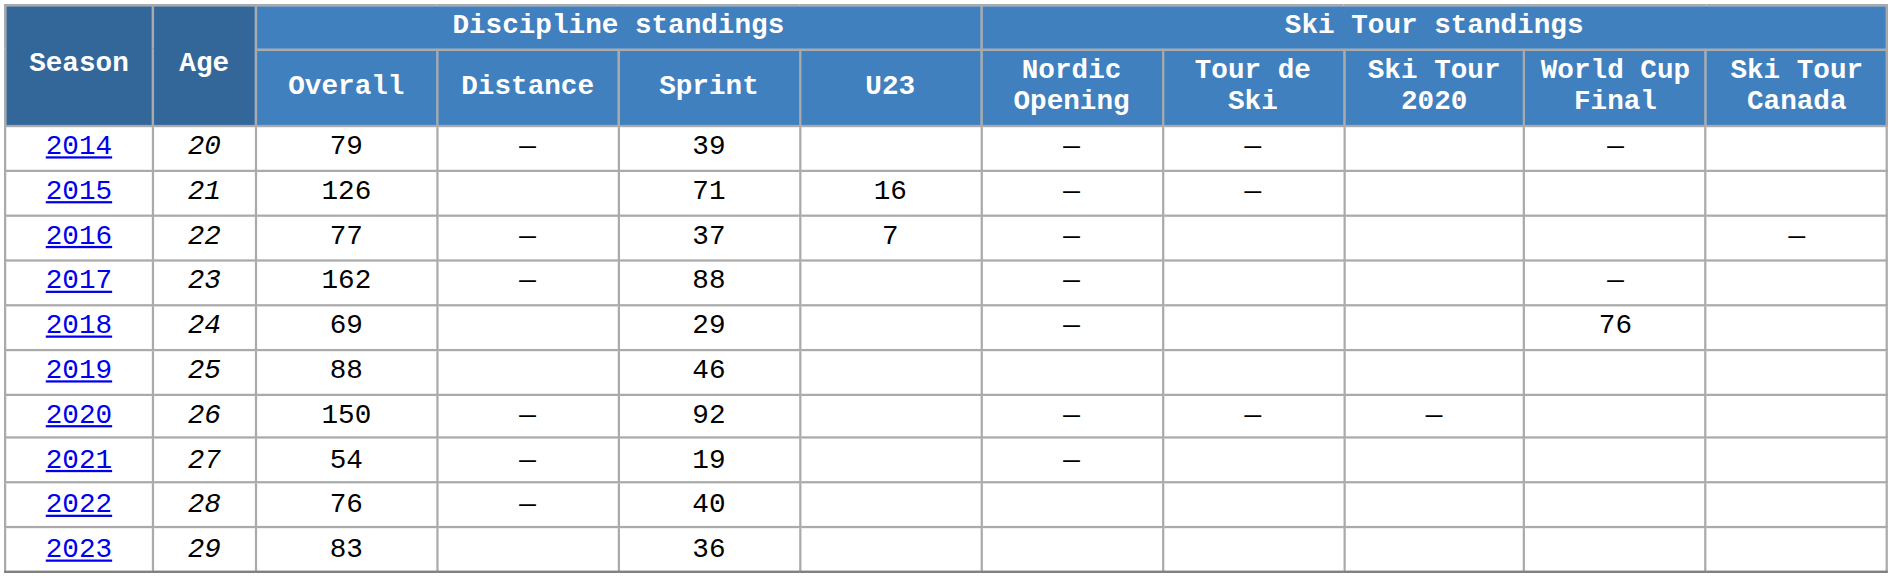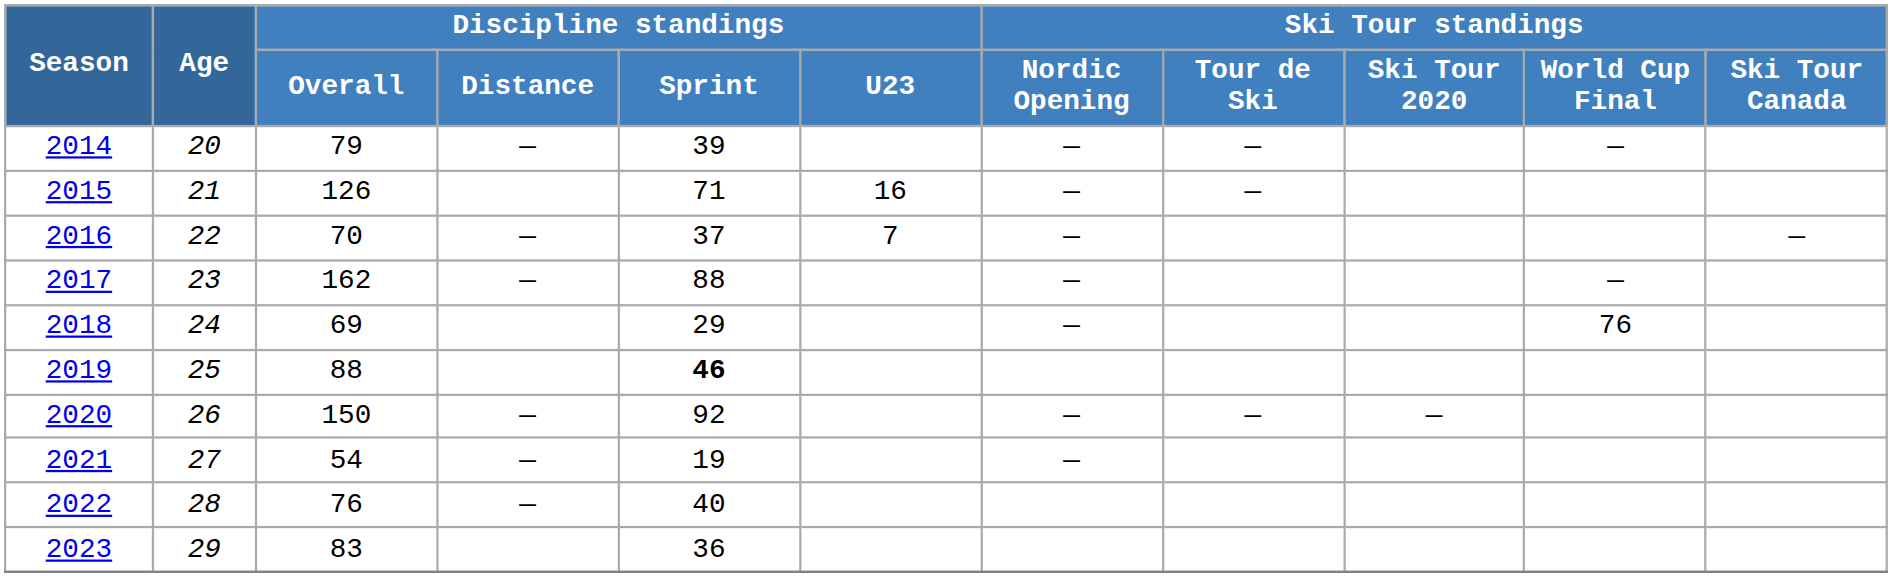(346, 238) 77 -> (346, 238) 70
(709, 372) normal -> (709, 372) bold
